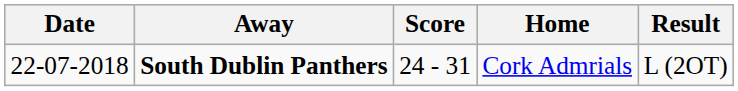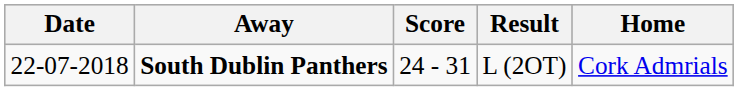columns swapped: (557, 24) <-> (686, 24)
